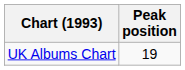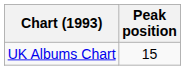(150, 53) 19 -> (150, 53) 15
